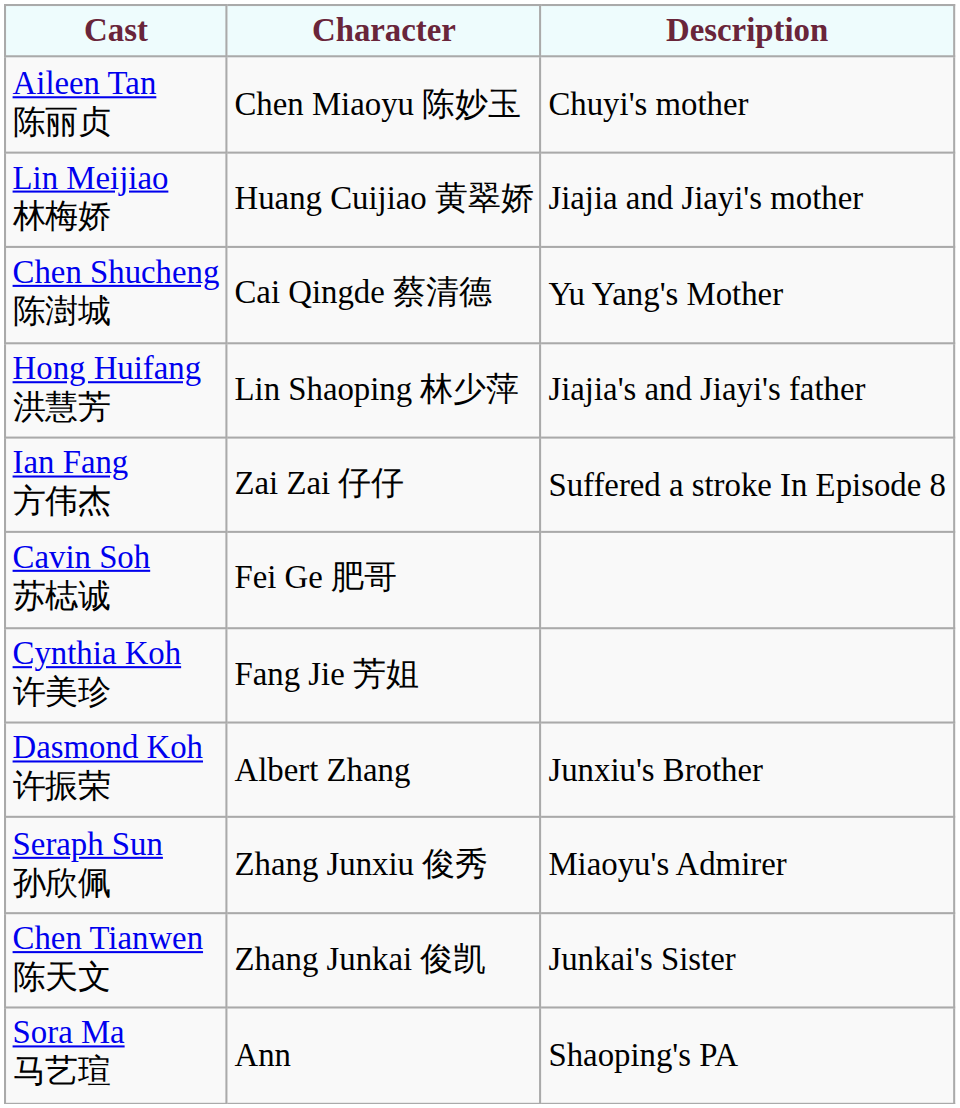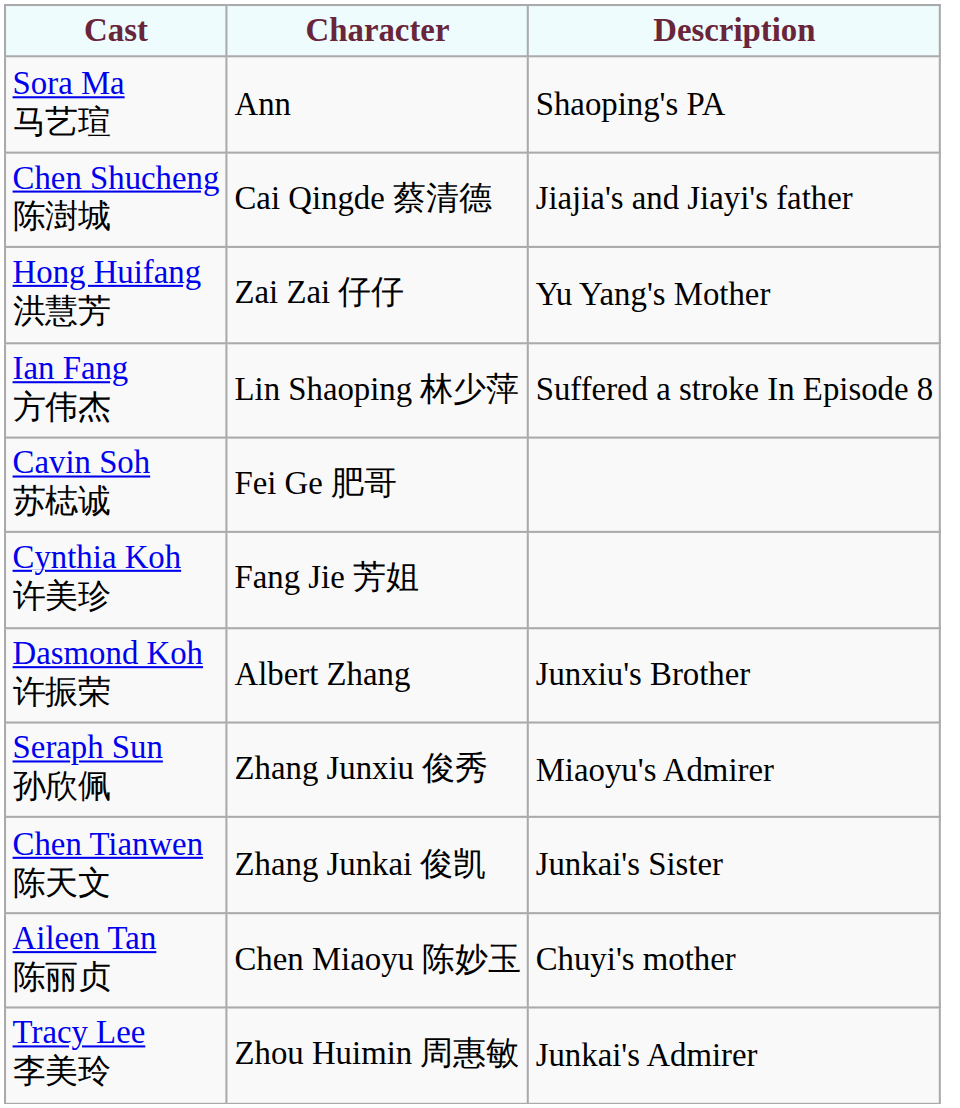rows swapped: (84, 102) <-> (69, 1052)
- row: (90, 197)
(666, 294) Yu Yang's Mother -> (694, 199) Jiajia's and Jiayi's father
(377, 388) Lin Shaoping 林少萍 -> (319, 293) Zai Zai 仔仔
(707, 389) Jiajia's and Jiayi's father -> (653, 294) Yu Yang's Mother
(319, 483) Zai Zai 仔仔 -> (377, 388) Lin Shaoping 林少萍
+ row: (79, 1052)
